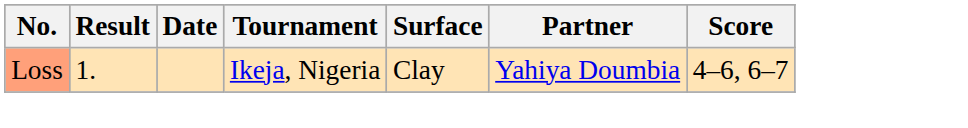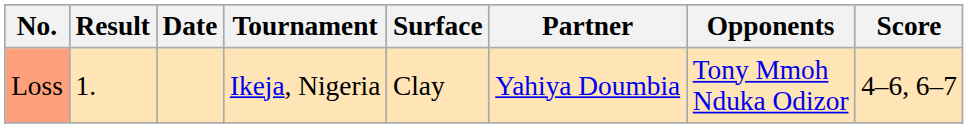+ column: (771, 26)
